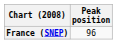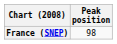(91, 33) 96 -> (91, 33) 98
